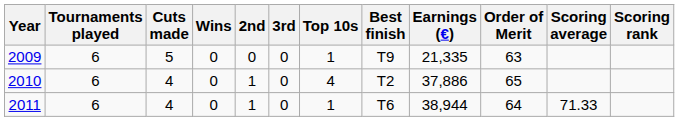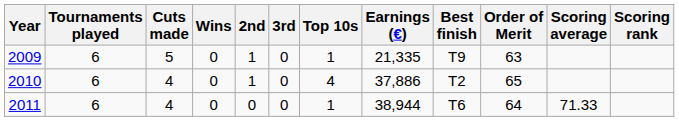columns swapped: (386, 25) <-> (445, 25)
(252, 57) 0 -> (252, 57) 1
(252, 105) 1 -> (252, 105) 0
